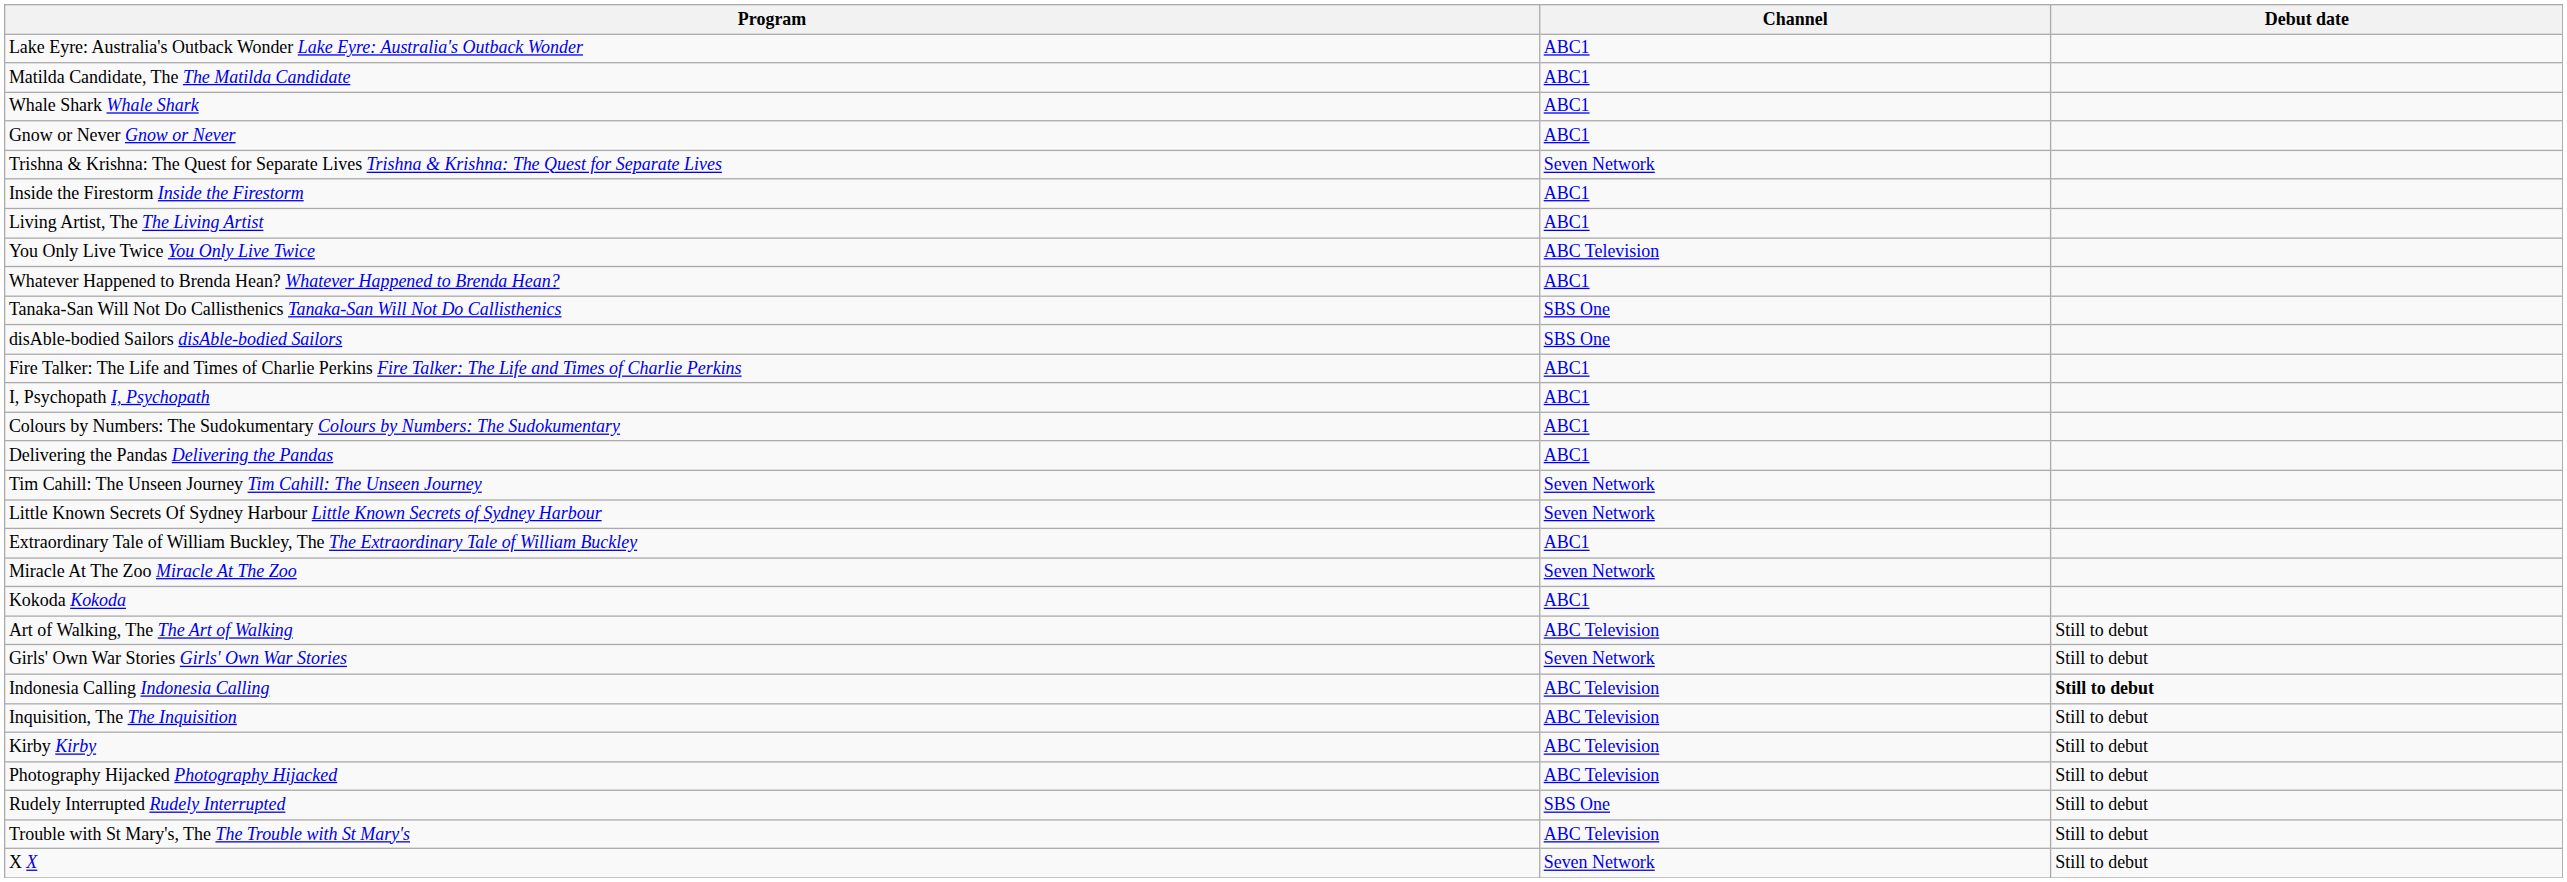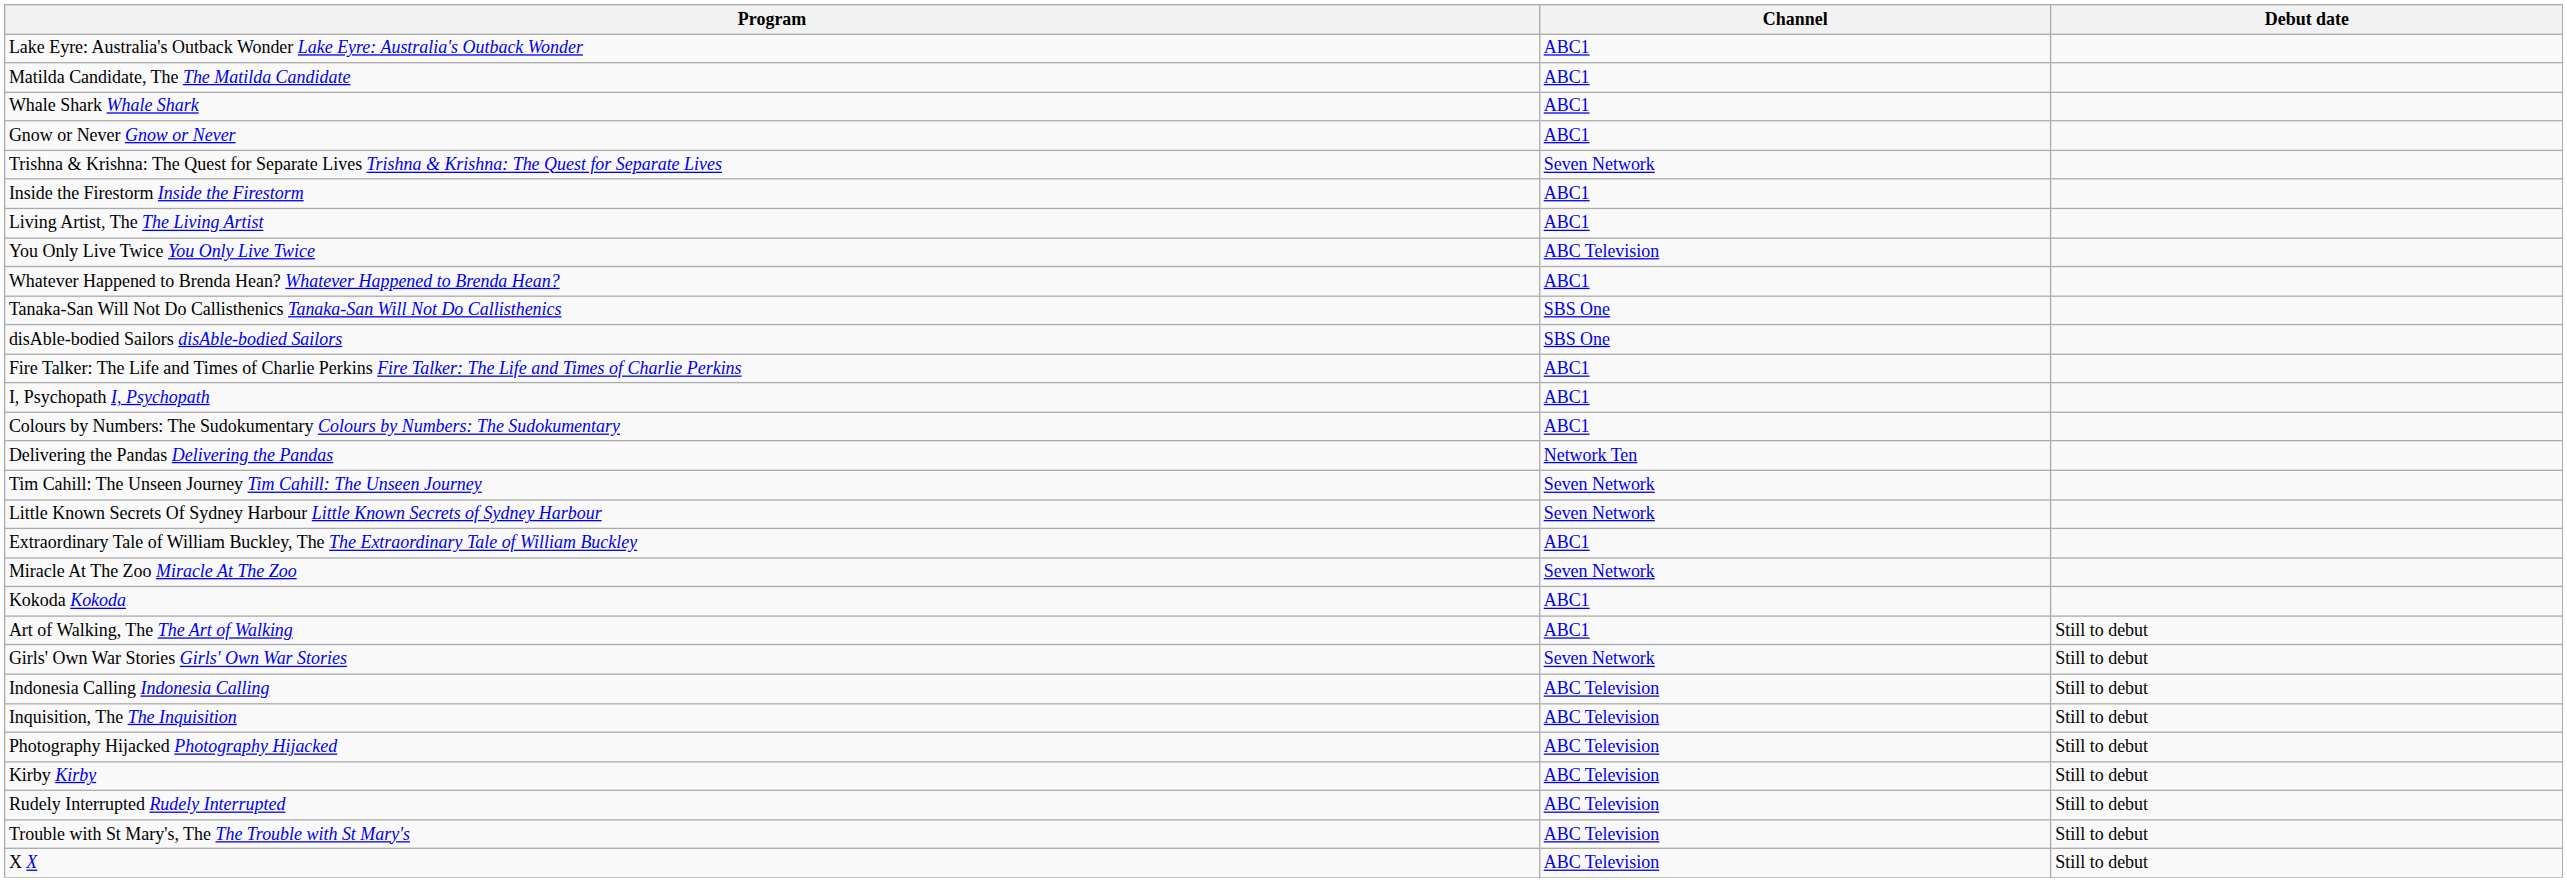(1567, 455) ABC1 -> (1591, 455) Network Ten
(1601, 630) ABC Television -> (1567, 630) ABC1
(2105, 688) bold -> (2102, 688) normal
rows swapped: (52, 746) <-> (173, 775)
(1577, 804) SBS One -> (1601, 804) ABC Television
(1599, 863) Seven Network -> (1601, 863) ABC Television
